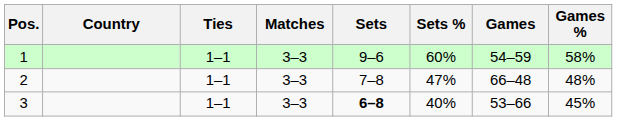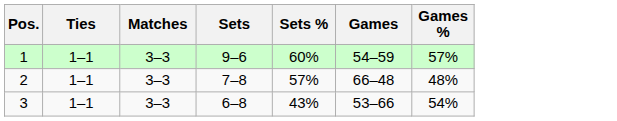- column: (111, 24)
(580, 56) 58% -> (443, 56) 57%
(441, 80) 47% -> (304, 80) 57%
(371, 103) bold -> (234, 103) normal
(441, 103) 40% -> (304, 103) 43%
(580, 103) 45% -> (443, 103) 54%
